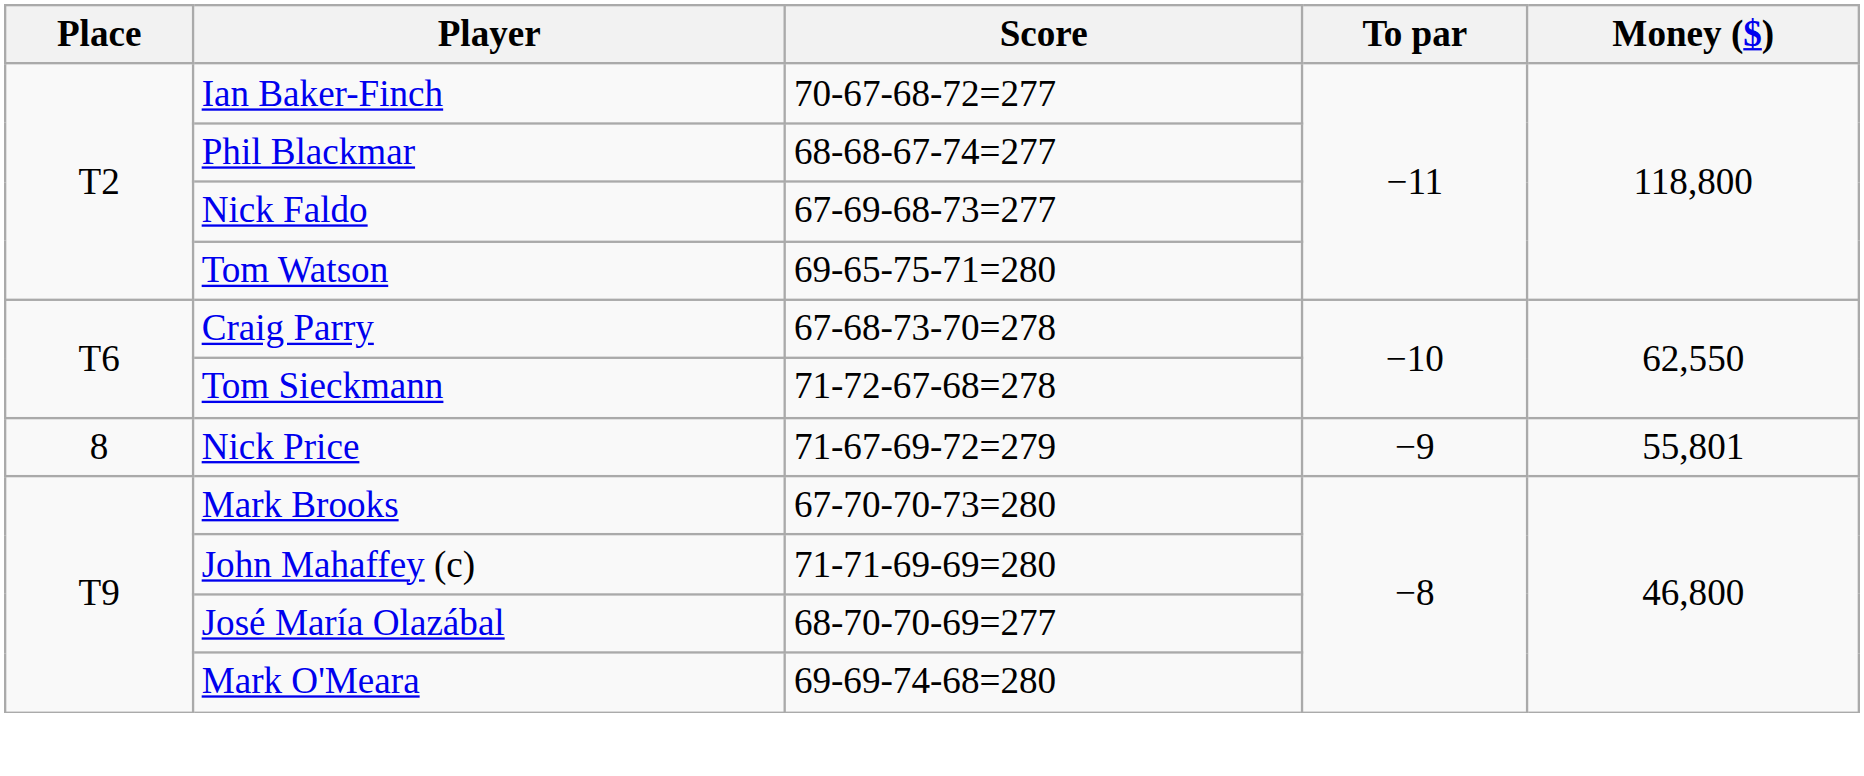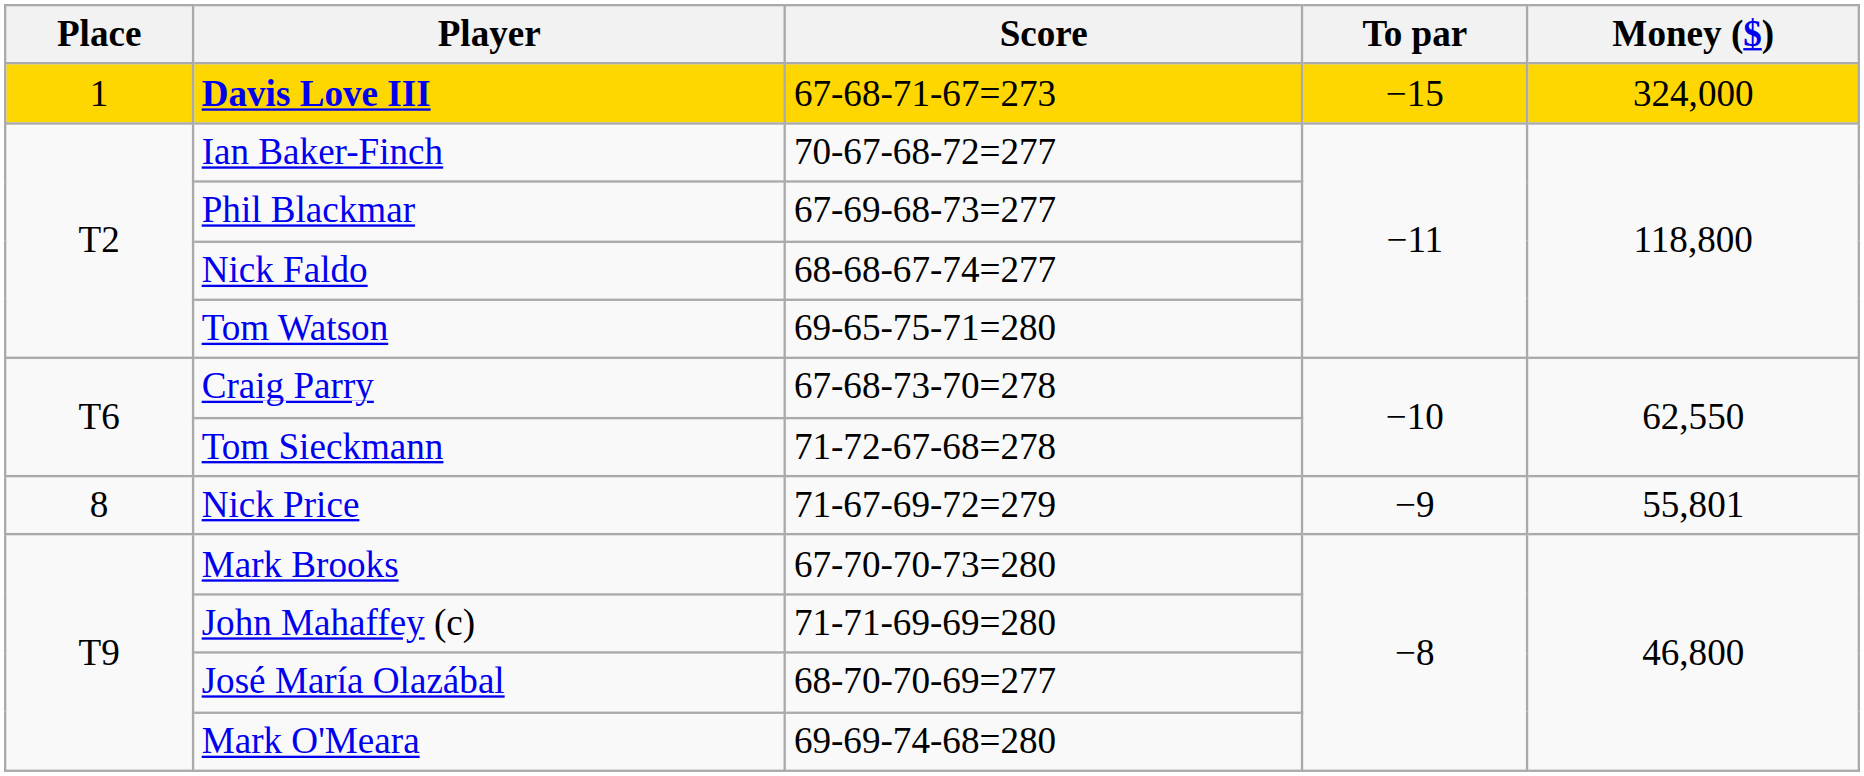+ row: (316, 92)
(925, 151) 68-68-67-74=277 -> (925, 210) 67-69-68-73=277
(925, 210) 67-69-68-73=277 -> (925, 269) 68-68-67-74=277
